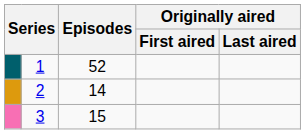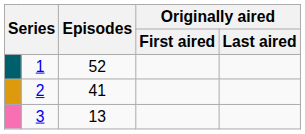(97, 91) 14 -> (97, 91) 41
(97, 116) 15 -> (97, 116) 13
